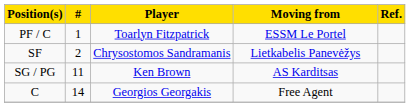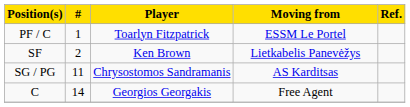(162, 53) Chrysostomos Sandramanis -> (162, 53) Ken Brown
(162, 72) Ken Brown -> (162, 72) Chrysostomos Sandramanis
